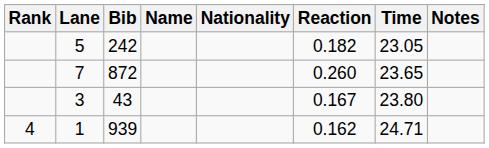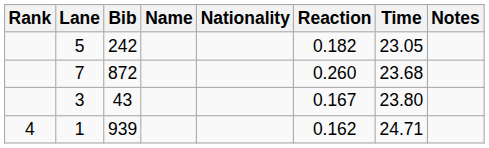(401, 73) 23.65 -> (401, 73) 23.68
